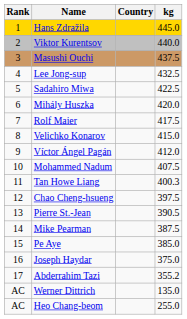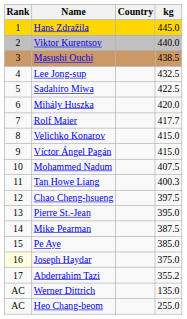(168, 58) 437.5 -> (168, 58) 438.5
(168, 120) 417.5 -> (168, 120) 417.7
(168, 151) 412.0 -> (168, 151) 415.0
(168, 213) 390.5 -> (168, 213) 395.0
(18, 259) no background -> (18, 259) lightyellow background
